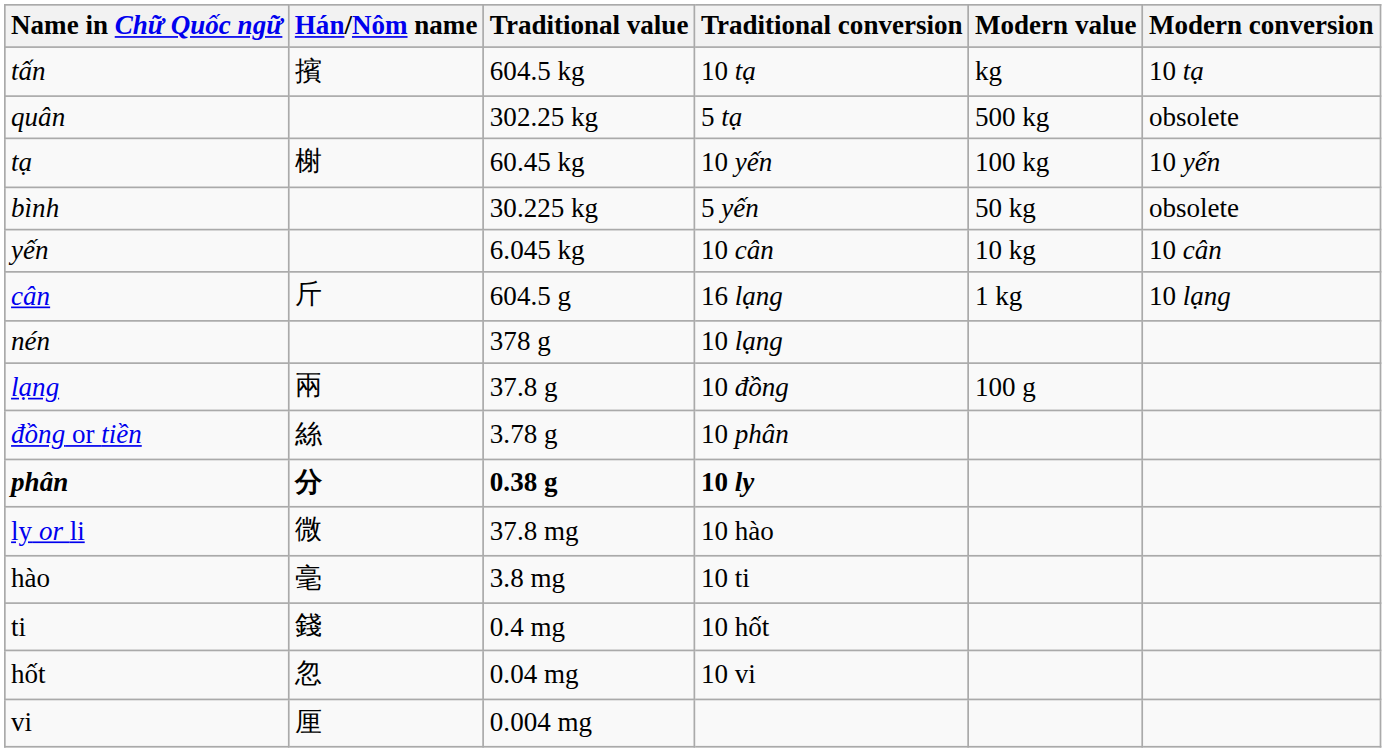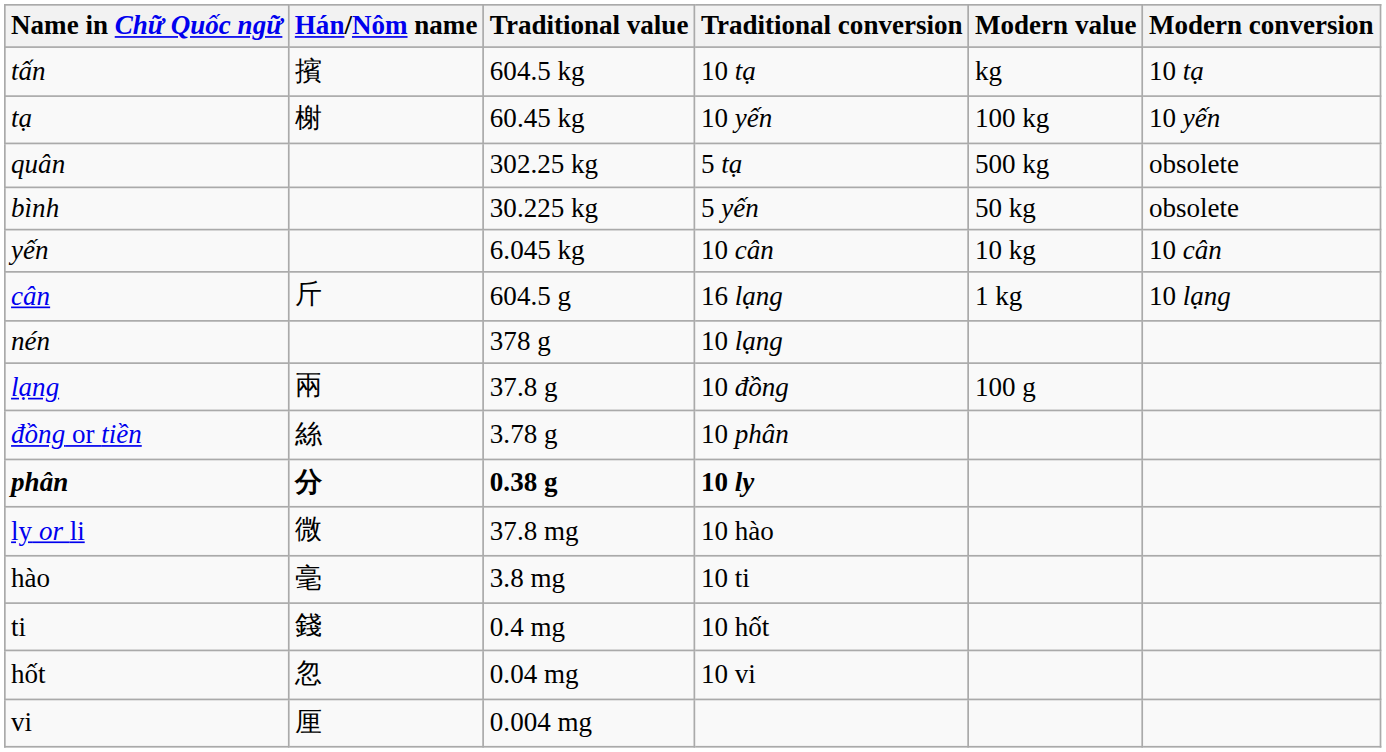rows swapped: (38, 116) <-> (22, 162)
